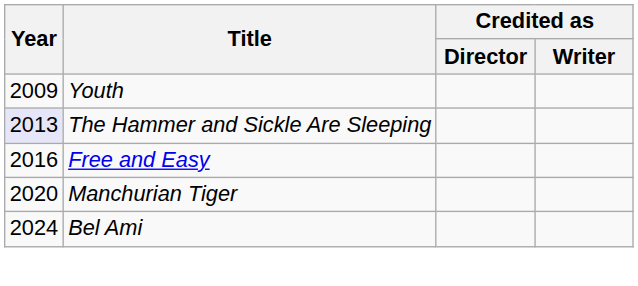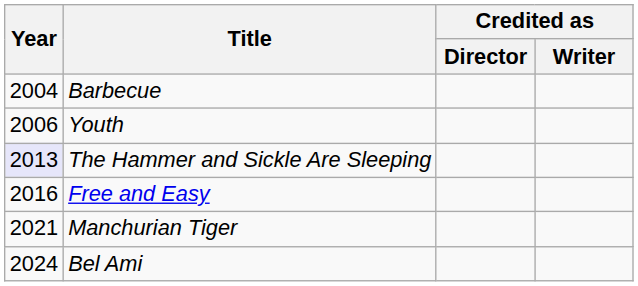+ row: (115, 90)
(34, 90) 2009 -> (34, 125) 2006
(34, 194) 2020 -> (34, 228) 2021
